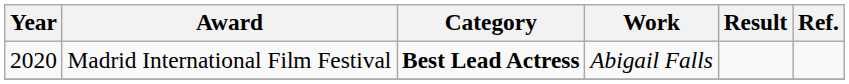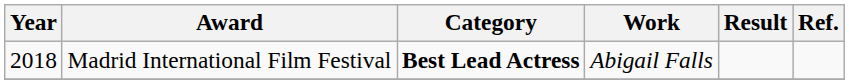(33, 60) 2020 -> (33, 60) 2018
